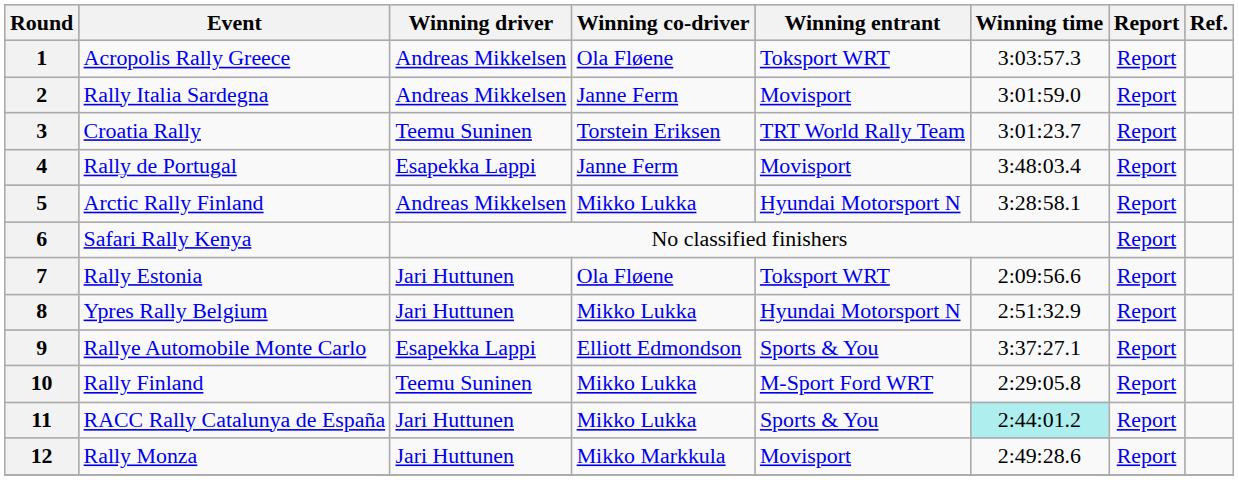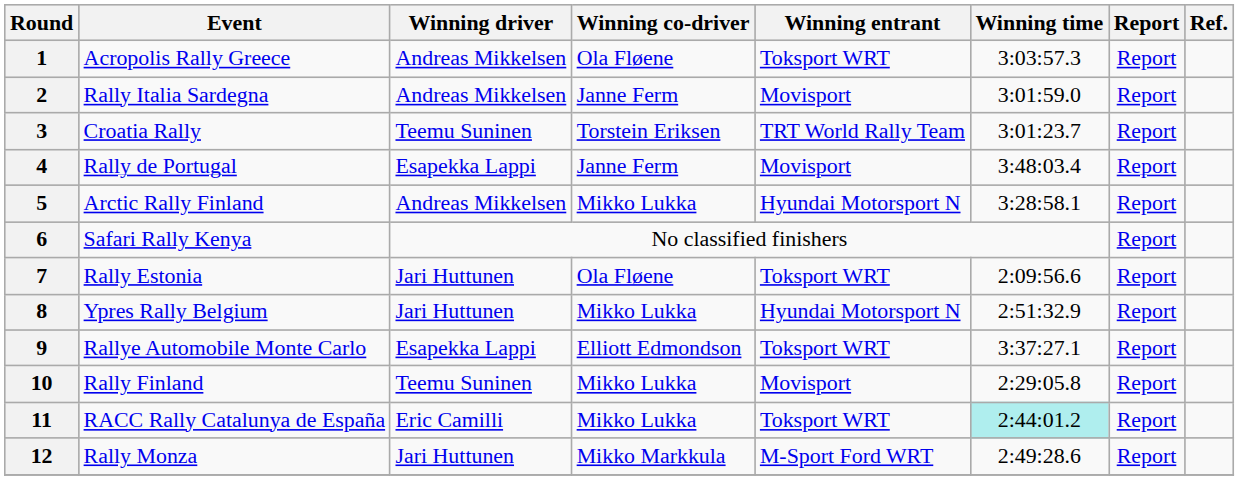(819, 347) Sports & You -> (825, 347) Toksport WRT
(847, 383) M-Sport Ford WRT -> (806, 383) Movisport
(455, 419) Jari Huttunen -> (449, 419) Eric Camilli
(819, 419) Sports & You -> (825, 419) Toksport WRT
(806, 455) Movisport -> (847, 455) M-Sport Ford WRT
